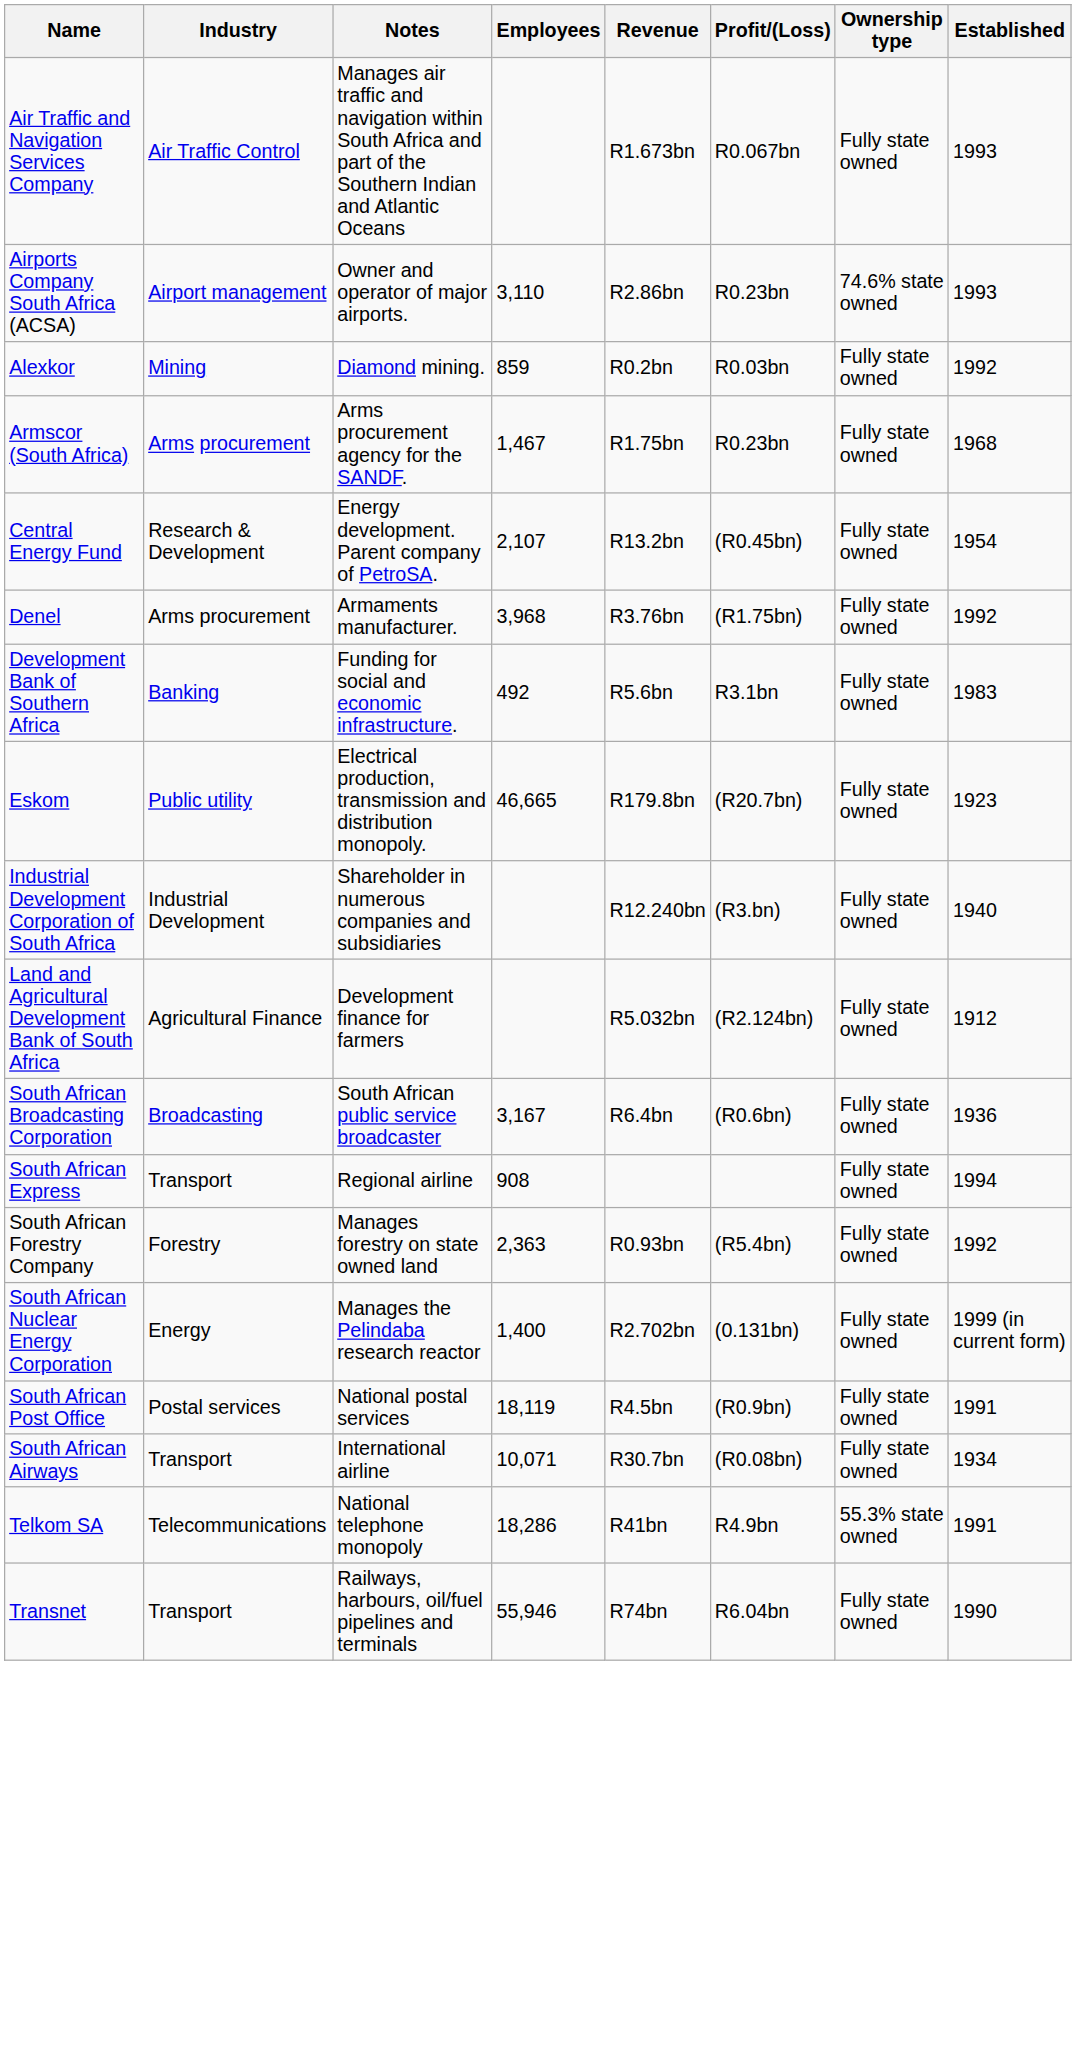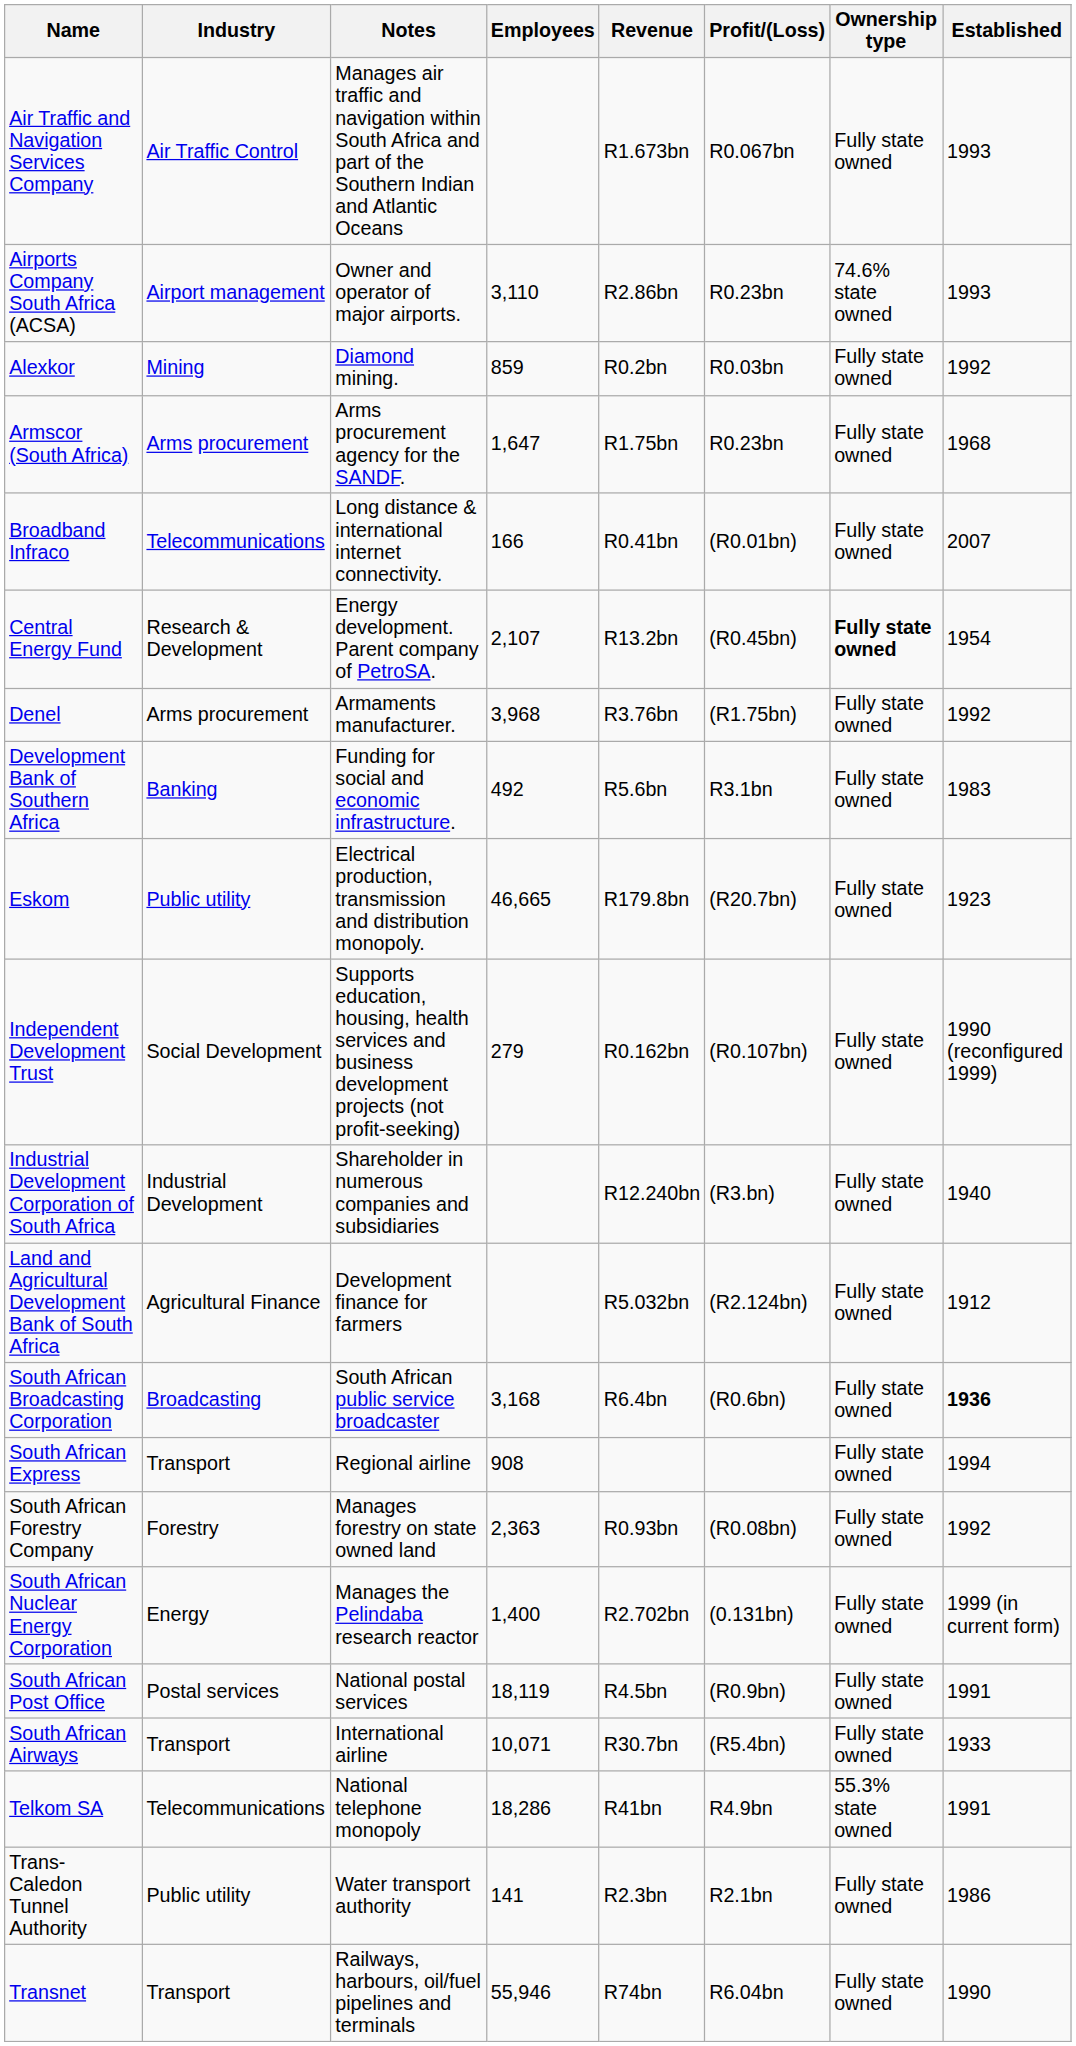(521, 443) 1,467 -> (515, 443) 1,647
+ row: (57, 541)
(885, 541) normal -> (883, 639) bold
+ row: (67, 1051)
(521, 1116) 3,167 -> (515, 1400) 3,168
(975, 1116) normal -> (969, 1400) bold
(753, 1245) (R5.4bn) -> (753, 1528) (R0.08bn)
(759, 1460) (R0.08bn) -> (747, 1744) (R5.4bn)
(975, 1460) 1934 -> (969, 1744) 1933
+ row: (48, 1895)
